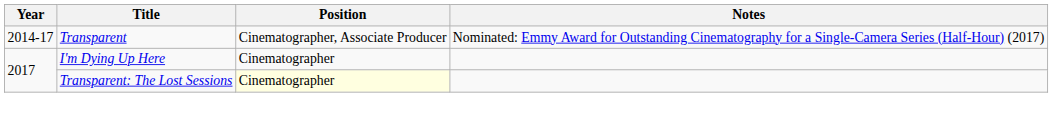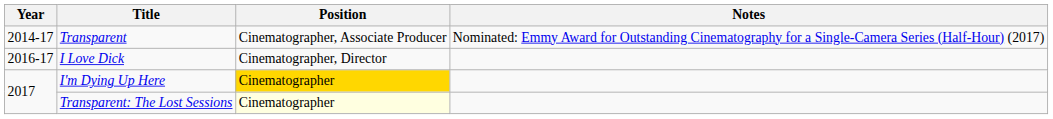+ row: (92, 59)
(287, 59) no background -> (287, 80) gold background
